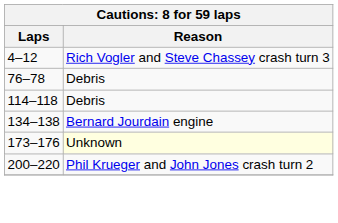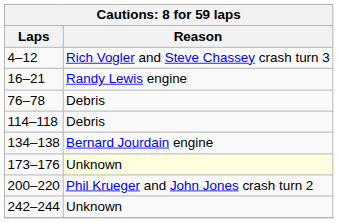+ row: (26, 79)
+ row: (34, 206)
